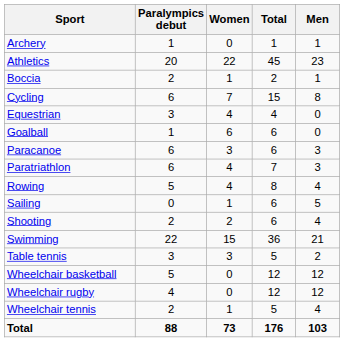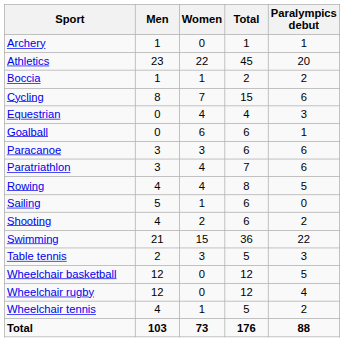columns swapped: (318, 19) <-> (171, 19)
